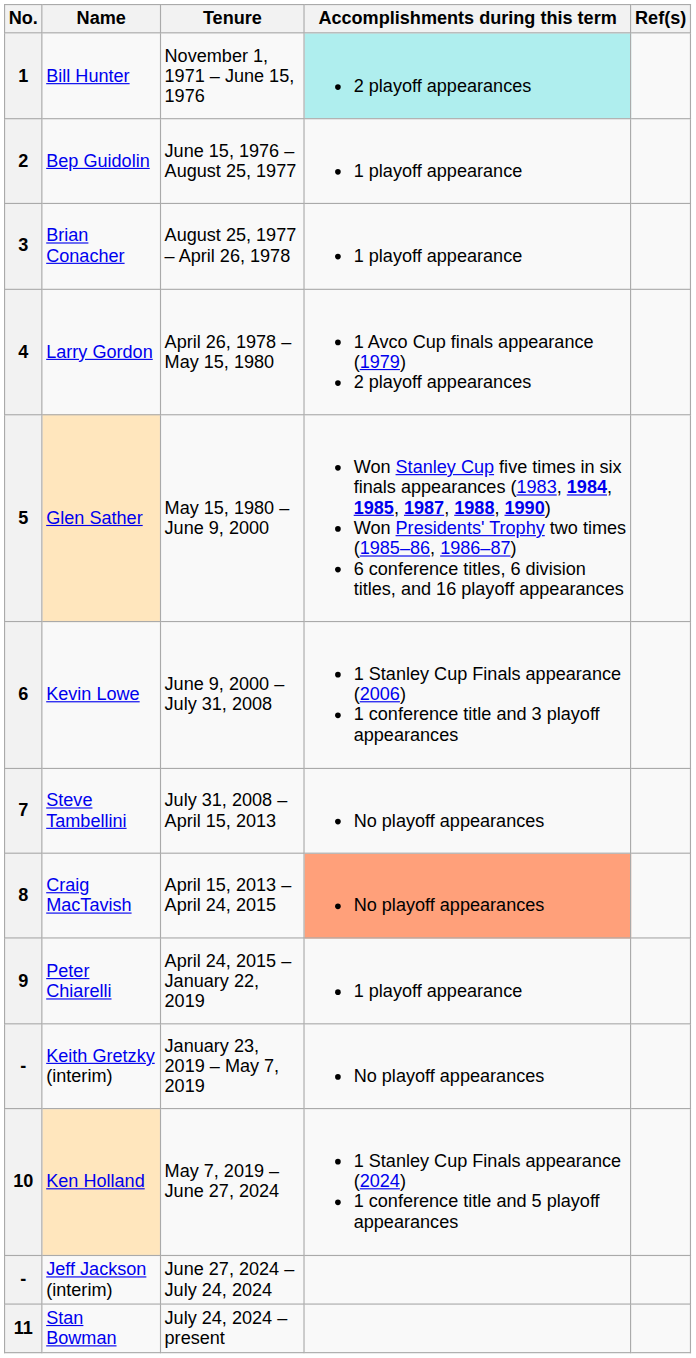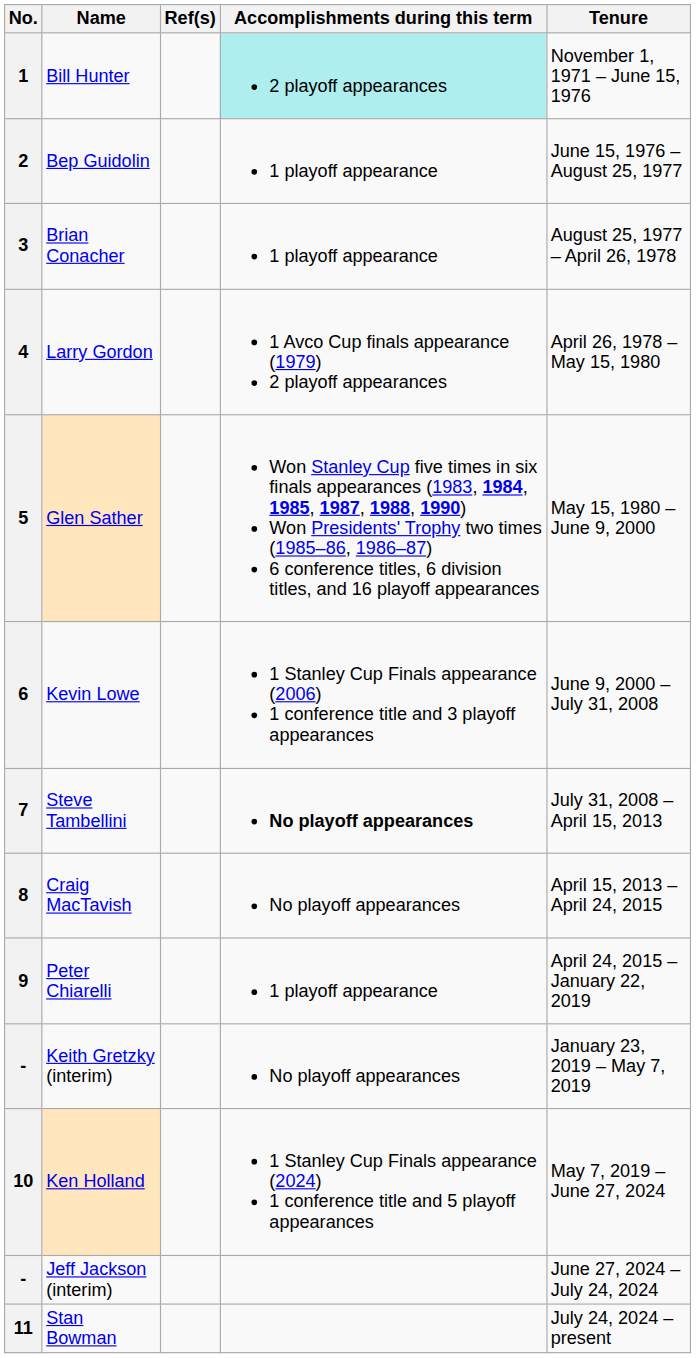columns swapped: (232, 18) <-> (661, 18)
(468, 821) normal -> (383, 821) bold
(468, 906) lightsalmon background -> (383, 906) no background
